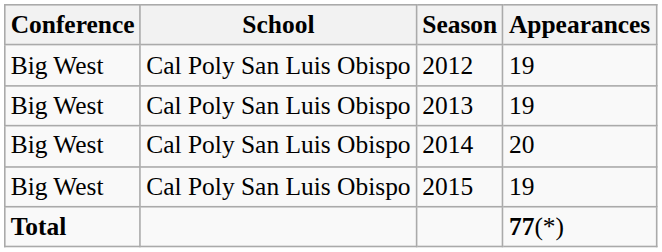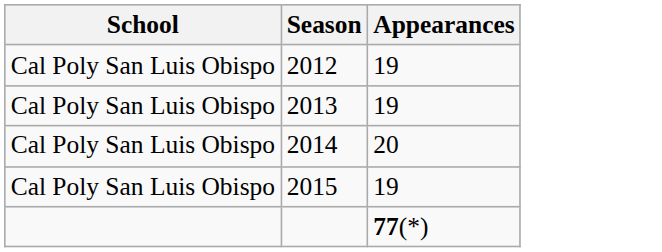- column: (73, 24)
